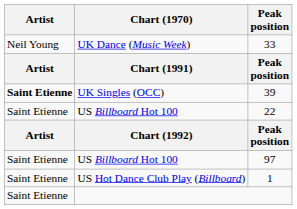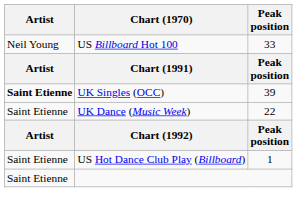(134, 44) UK Dance (Music Week) -> (128, 44) US Billboard Hot 100
(128, 111) US Billboard Hot 100 -> (134, 111) UK Dance (Music Week)
- row: (270, 159)
